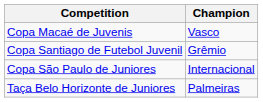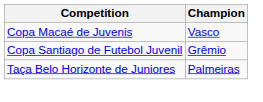- row: (81, 69)
